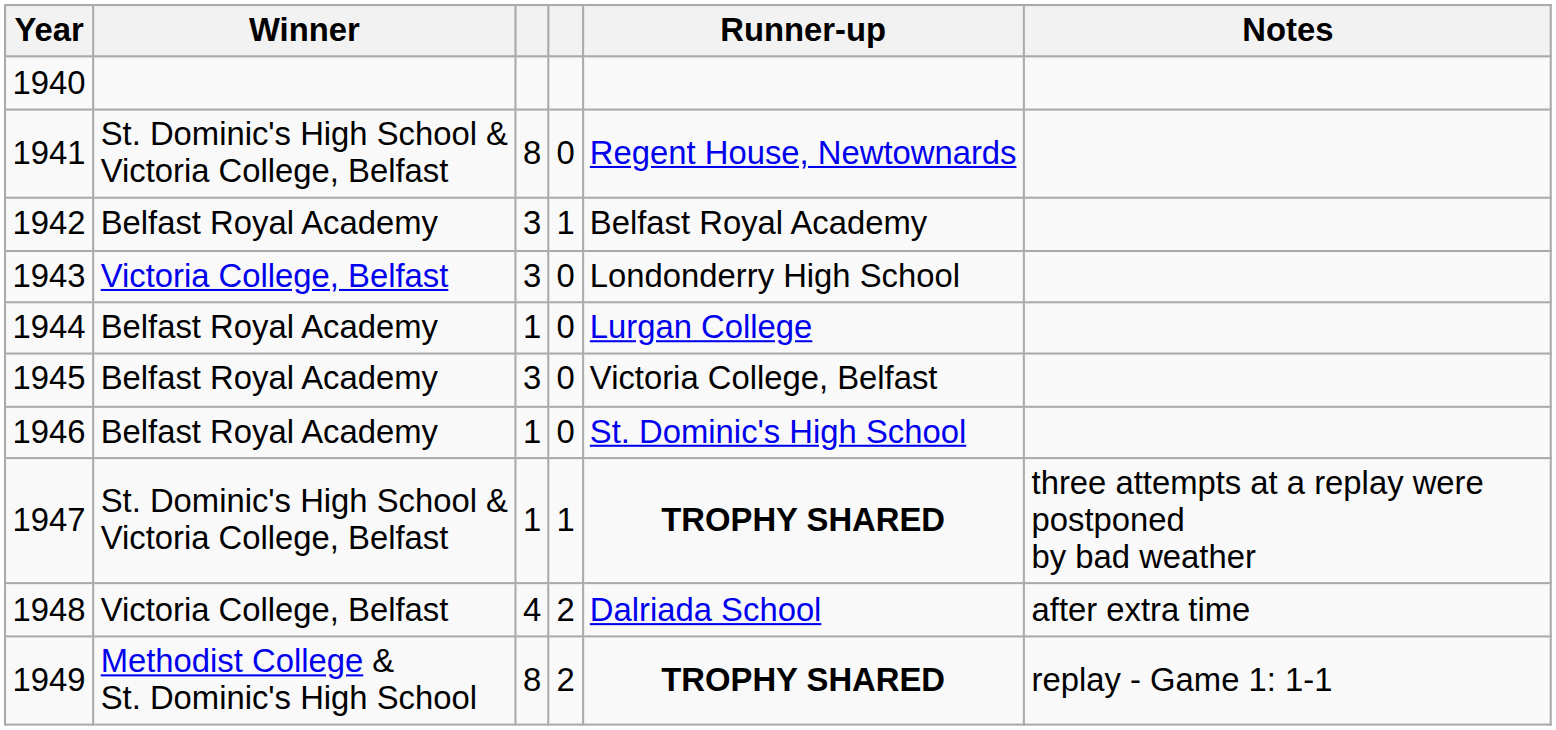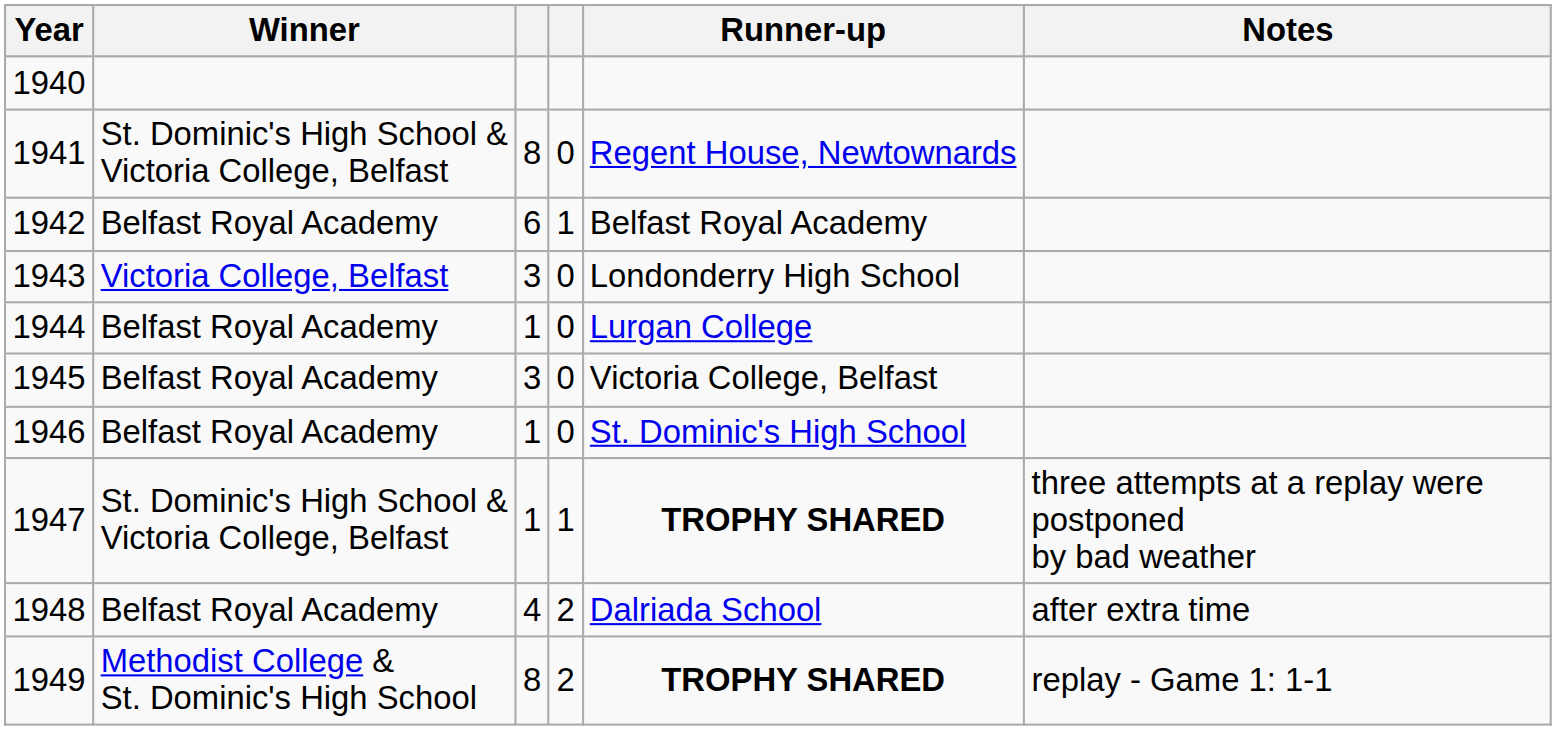(532, 223) 3 -> (532, 223) 6
(274, 609) Victoria College, Belfast -> (269, 609) Belfast Royal Academy
